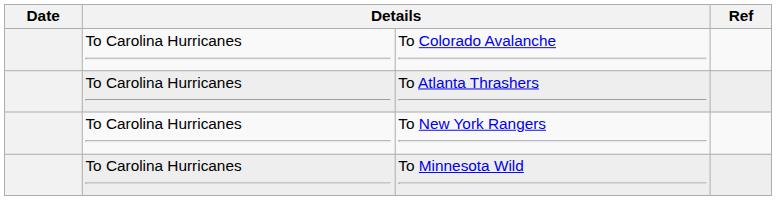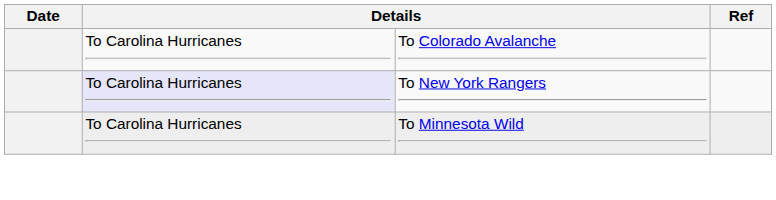- row: (553, 87)
(238, 129) no background -> (238, 87) lavender background
